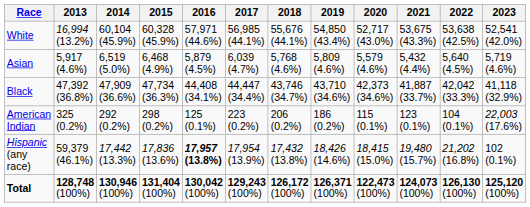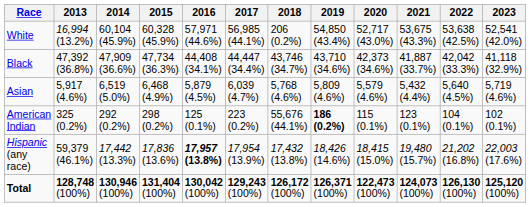(289, 36) 55,676 (44.1%) -> (286, 36) 206 (0.2%)
rows swapped: (20, 92) <-> (20, 64)
(286, 120) 206 (0.2%) -> (289, 120) 55,676 (44.1%)
(329, 120) normal -> (329, 120) bold
(504, 120) 22,003 (17.6%) -> (501, 120) 102 (0.1%)
(501, 154) 102 (0.1%) -> (504, 154) 22,003 (17.6%)
